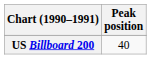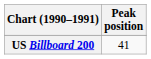(124, 44) 40 -> (124, 44) 41
